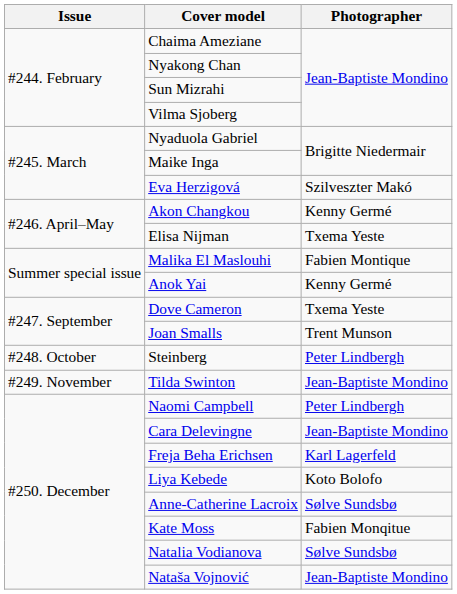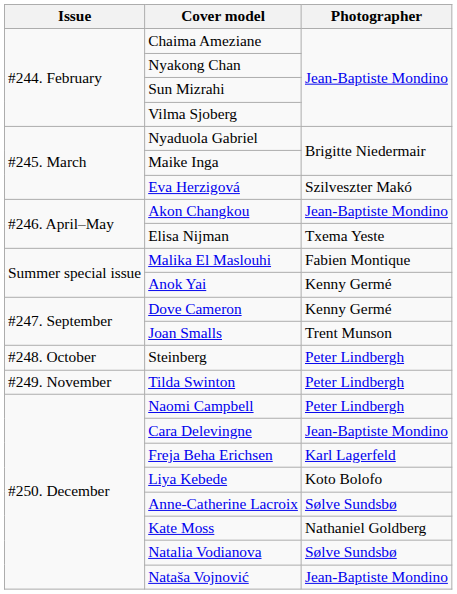(348, 211) Kenny Germé -> (376, 211) Jean-Baptiste Mondino
(345, 308) Txema Yeste -> (348, 308) Kenny Germé
(376, 382) Jean-Baptiste Mondino -> (355, 382) Peter Lindbergh
(358, 528) Fabien Monqitue -> (366, 528) Nathaniel Goldberg
